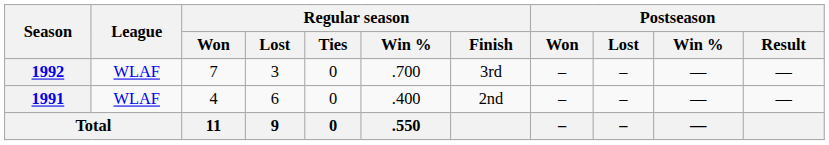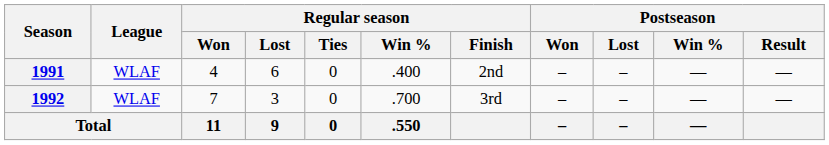rows swapped: (48, 99) <-> (48, 72)
